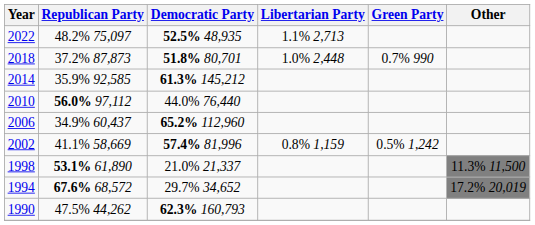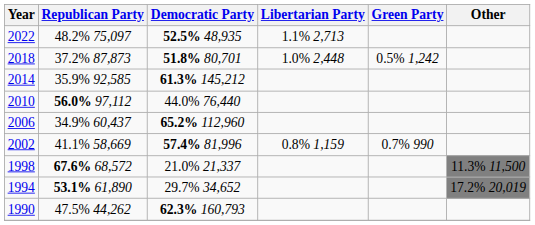(408, 58) 0.7% 990 -> (408, 58) 0.5% 1,242
(408, 144) 0.5% 1,242 -> (408, 144) 0.7% 990
(93, 166) 53.1% 61,890 -> (93, 166) 67.6% 68,572
(93, 187) 67.6% 68,572 -> (93, 187) 53.1% 61,890
